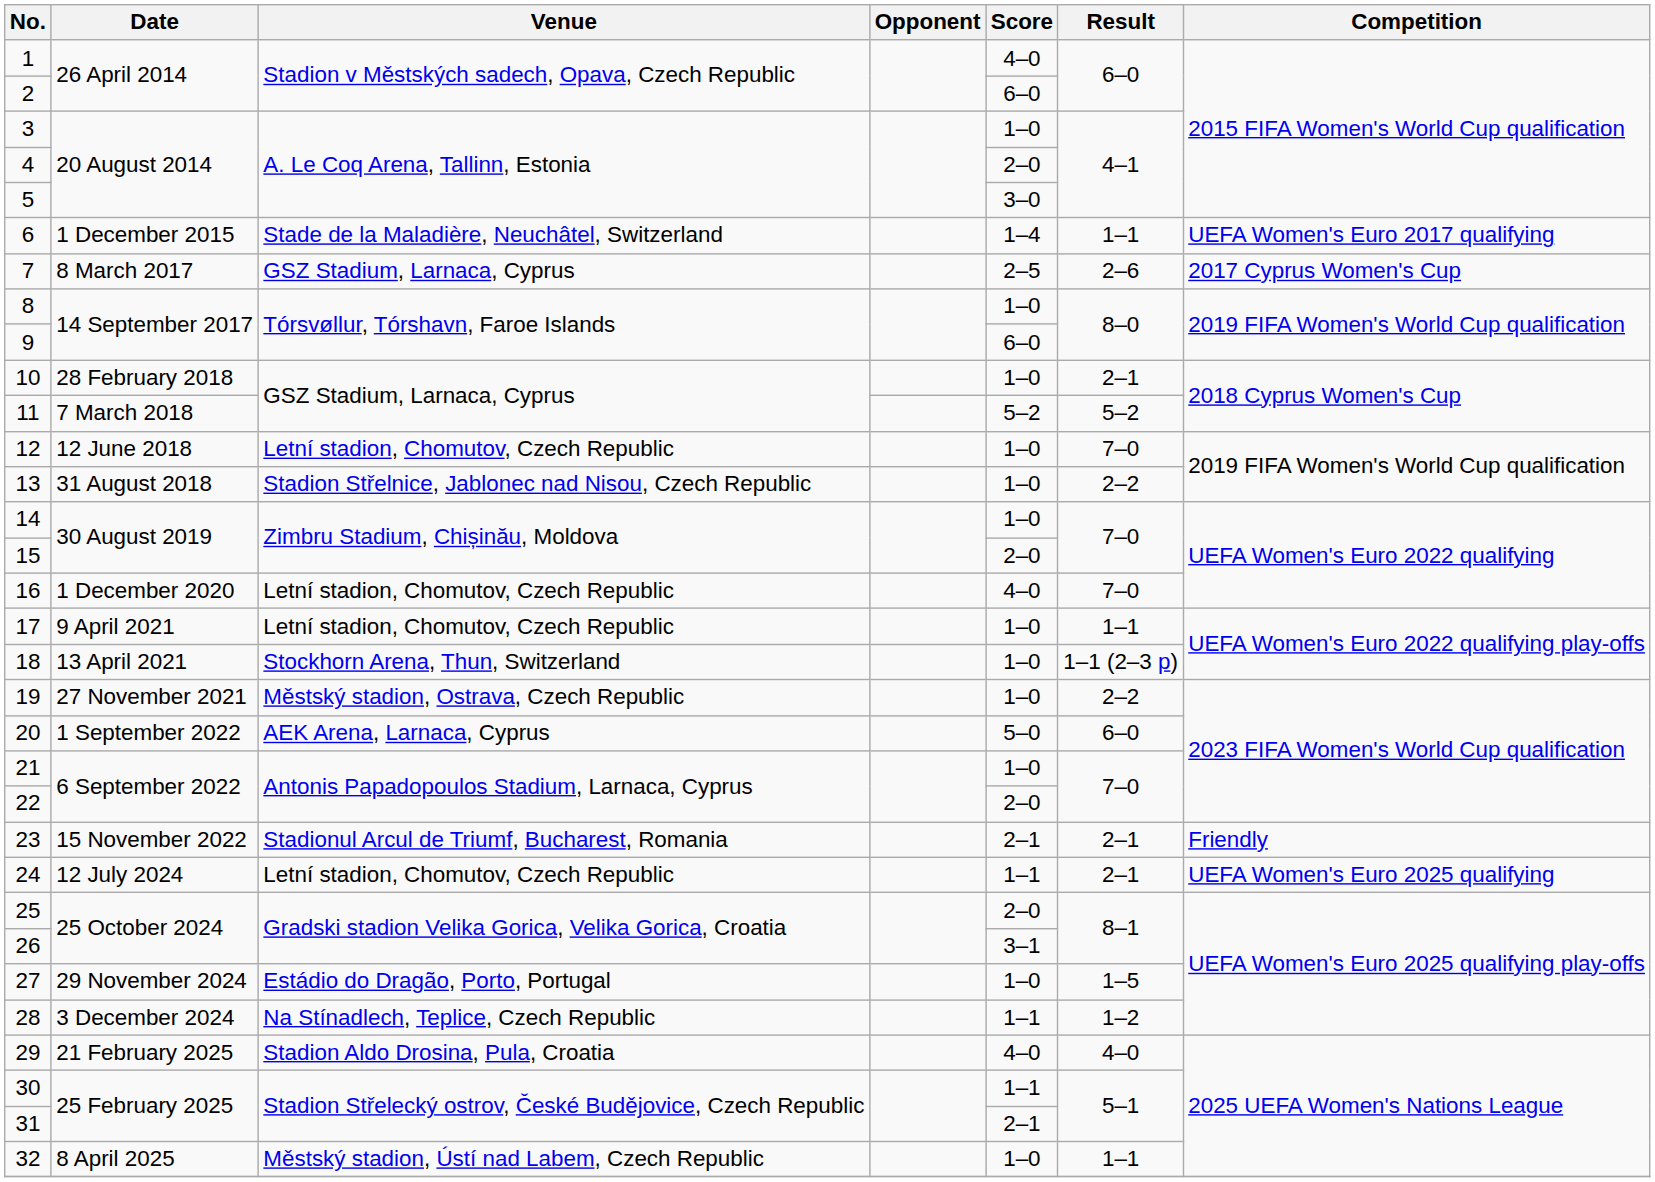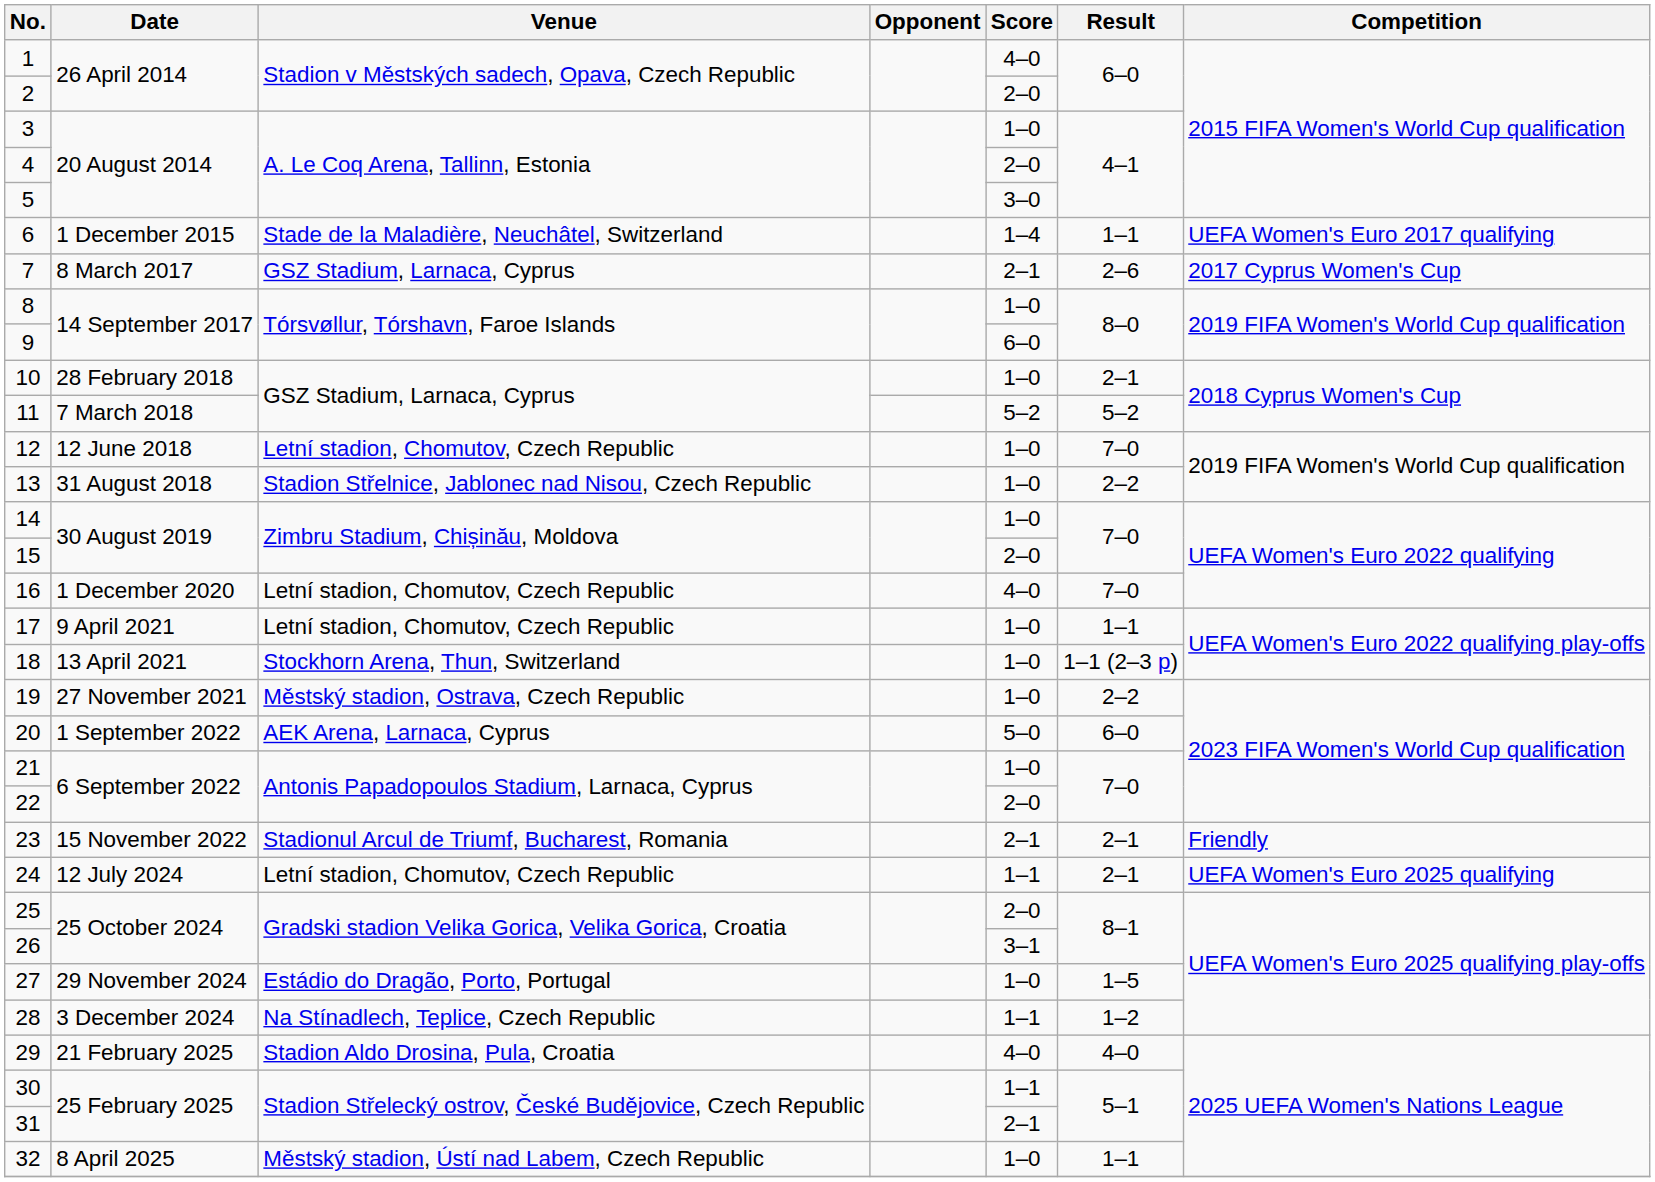(1022, 93) 6–0 -> (1022, 93) 2–0
(1022, 270) 2–5 -> (1022, 270) 2–1
